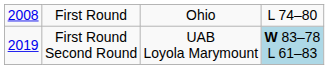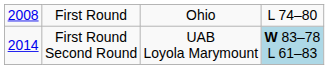(23, 45) 2019 -> (23, 45) 2014
